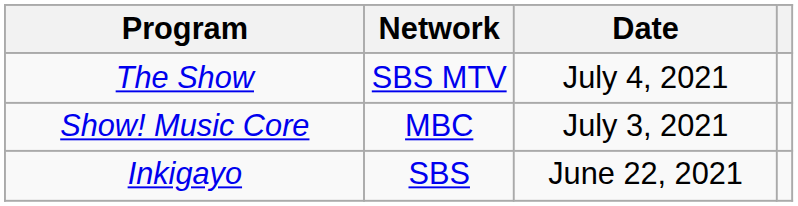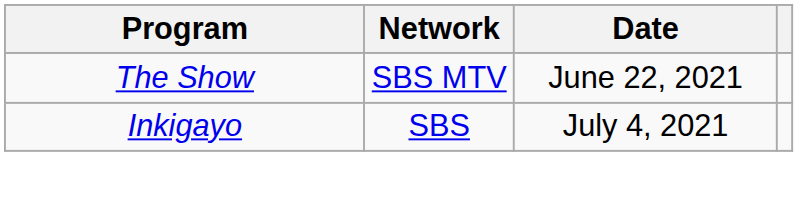(646, 77) July 4, 2021 -> (646, 77) June 22, 2021
- row: (185, 126)
(646, 175) June 22, 2021 -> (646, 126) July 4, 2021
